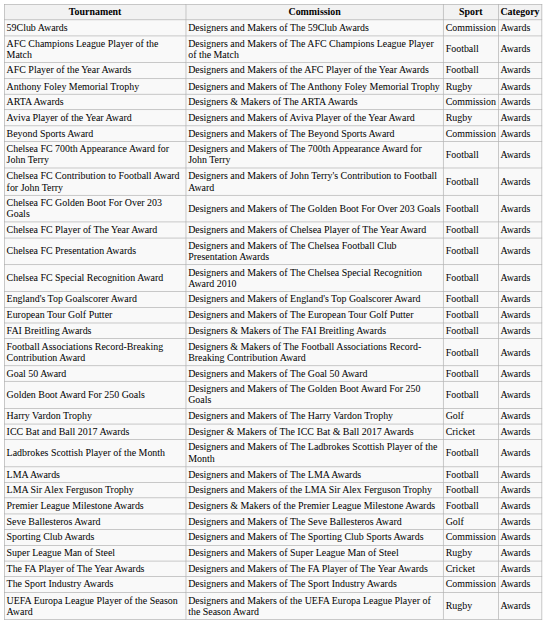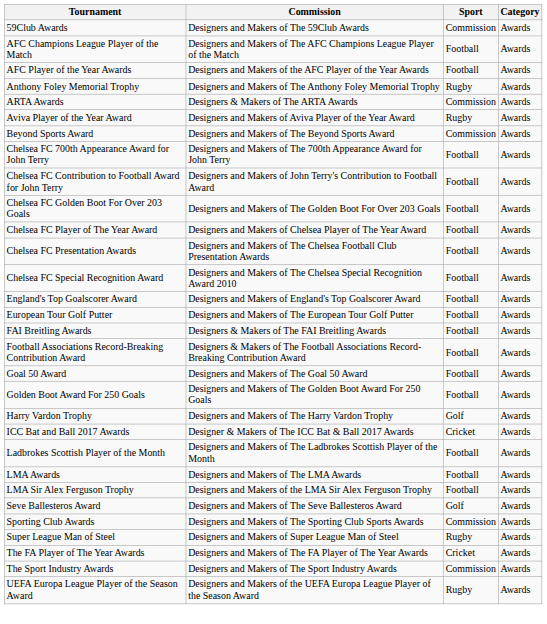- row: (75, 506)
